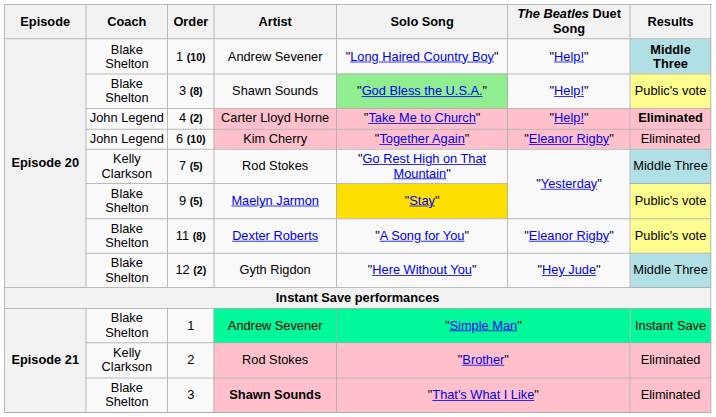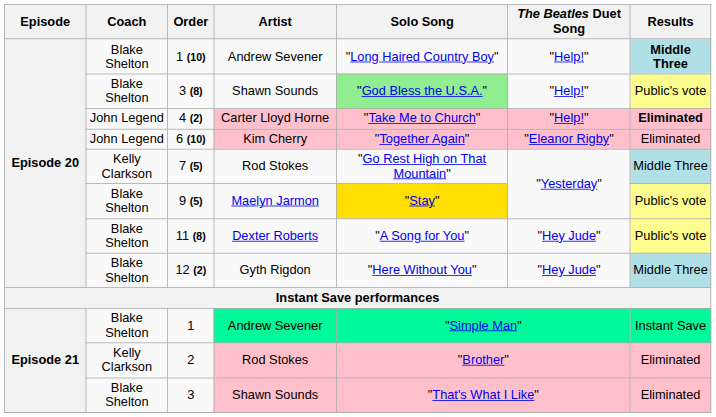(569, 235) "Eleanor Rigby" -> (569, 235) "Hey Jude"
(275, 395) bold -> (275, 395) normal
